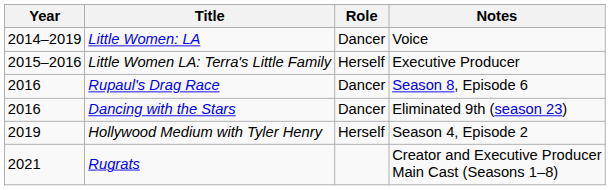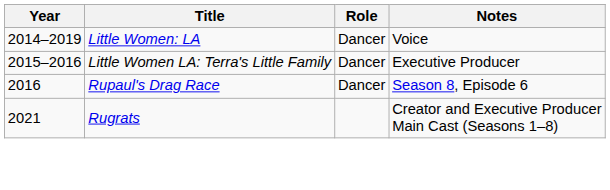(361, 62) Herself -> (362, 62) Dancer
- row: (162, 109)
- row: (205, 132)
